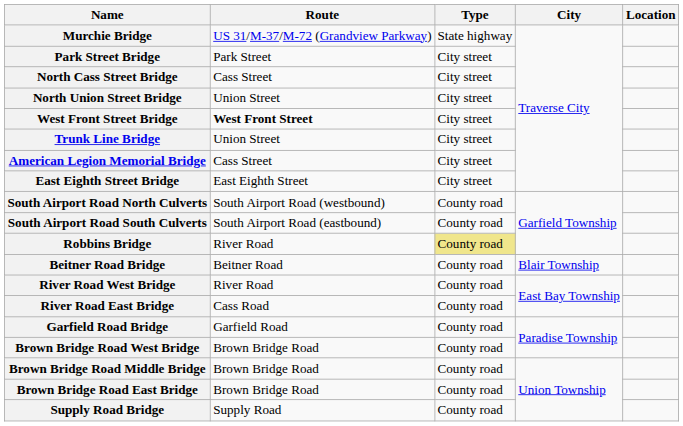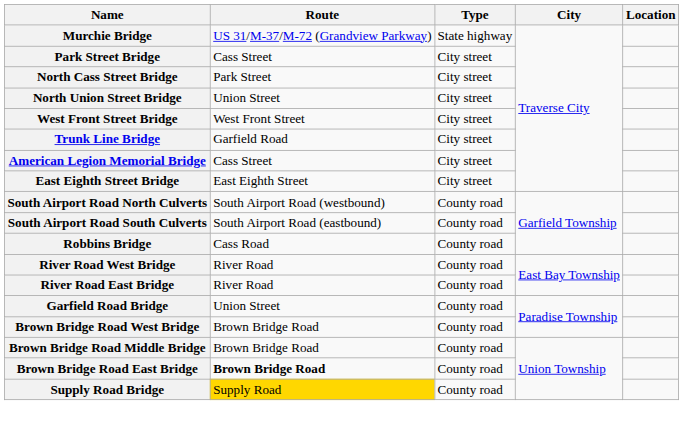(242, 56) Park Street -> (243, 56) Cass Street
(243, 77) Cass Street -> (242, 77) Park Street
(263, 118) bold -> (259, 118) normal
(247, 139) Union Street -> (251, 139) Garfield Road
(243, 243) River Road -> (241, 243) Cass Road
(470, 243) khaki background -> (470, 243) no background
- row: (107, 264)
(241, 306) Cass Road -> (243, 285) River Road
(251, 327) Garfield Road -> (247, 306) Union Street
(266, 389) normal -> (269, 368) bold
(247, 410) no background -> (247, 389) gold background
